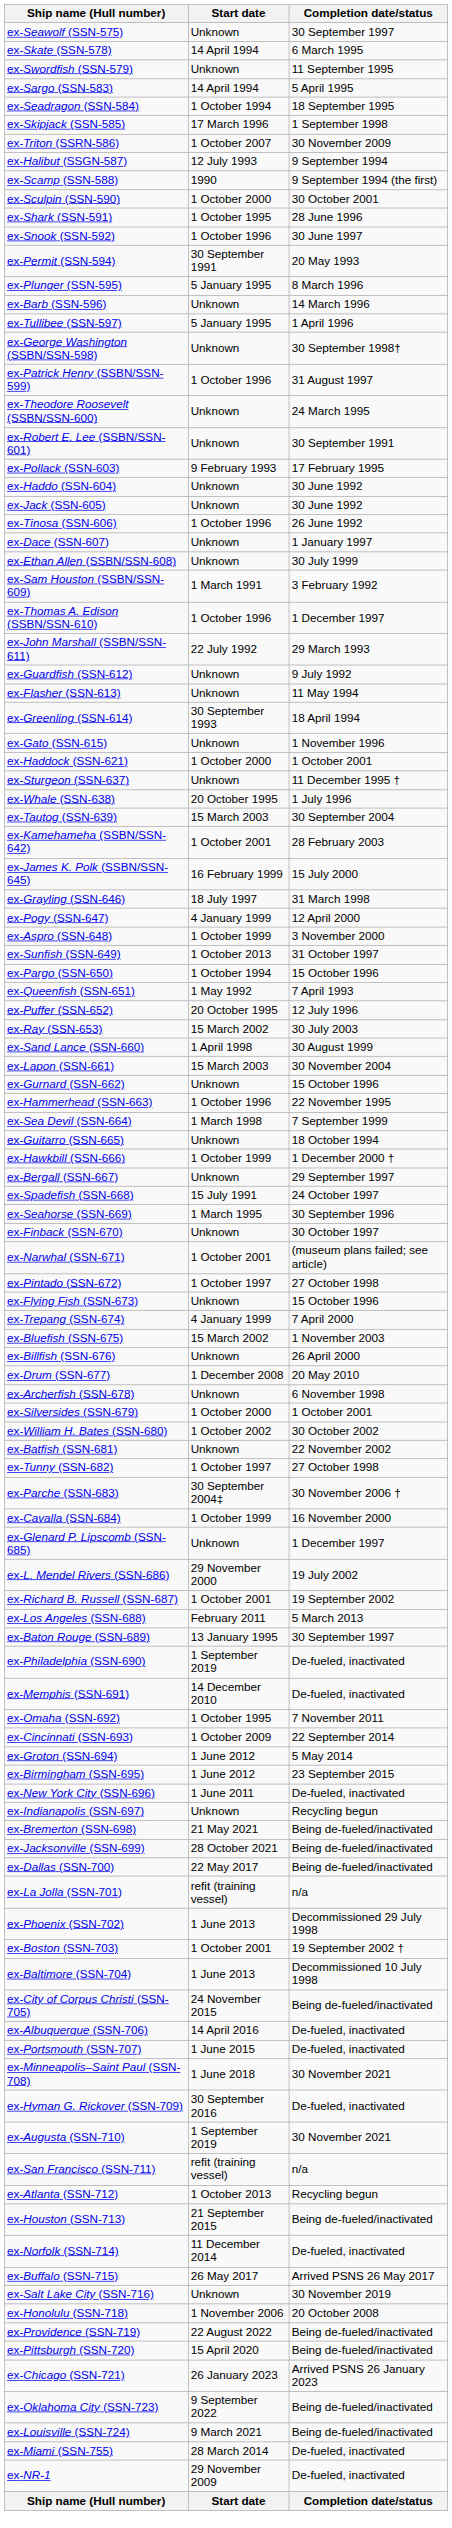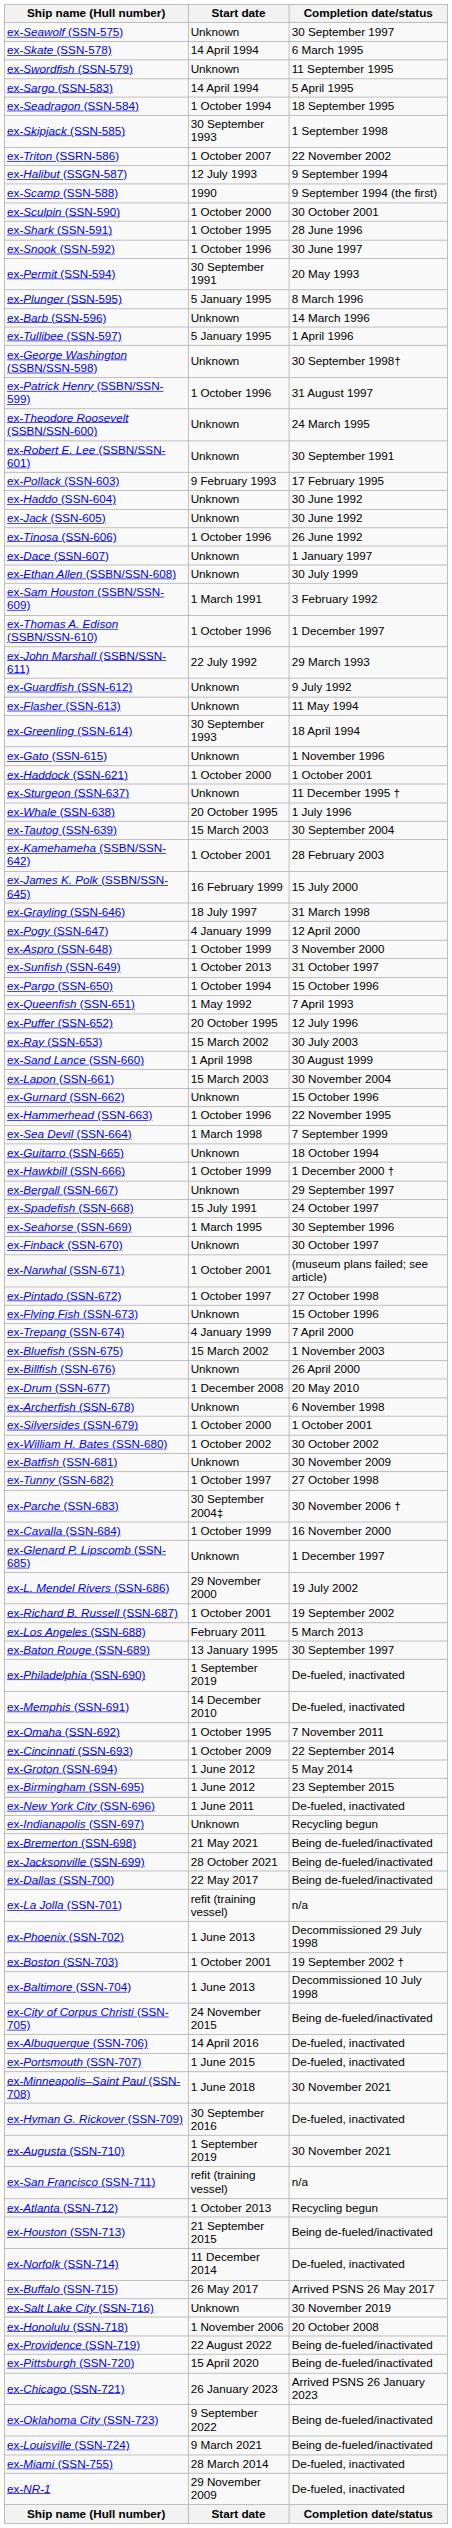(230, 124) 17 March 1996 -> (227, 131) 30 September 1993
(341, 143) 30 November 2009 -> (341, 156) 22 November 2002
(341, 1449) 22 November 2002 -> (341, 1462) 30 November 2009
